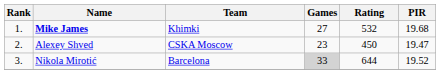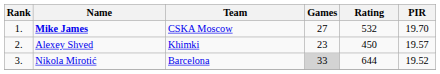(184, 28) Khimki -> (200, 28) CSKA Moscow
(417, 28) 19.68 -> (417, 28) 19.70
(200, 45) CSKA Moscow -> (184, 45) Khimki
(417, 45) 19.47 -> (417, 45) 19.57
